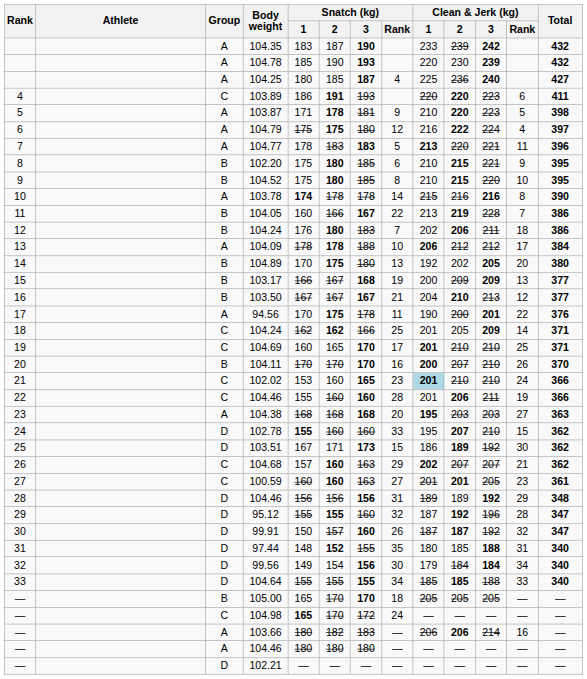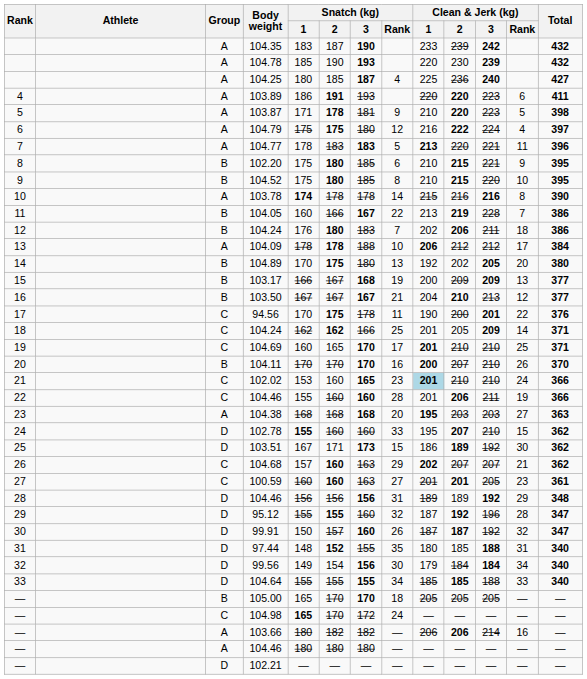(224, 96) C -> (224, 96) A
(224, 314) A -> (224, 314) C
(366, 632) 183 -> (366, 632) 182
